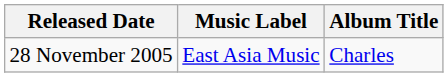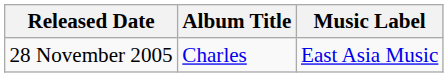columns swapped: (384, 21) <-> (251, 21)
